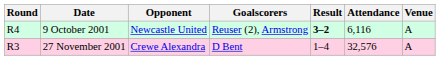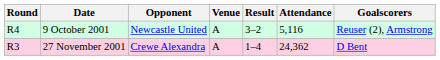columns swapped: (419, 13) <-> (260, 13)
(321, 30) bold -> (253, 30) normal
(359, 30) 6,116 -> (291, 30) 5,116
(362, 47) 32,576 -> (294, 47) 24,362
